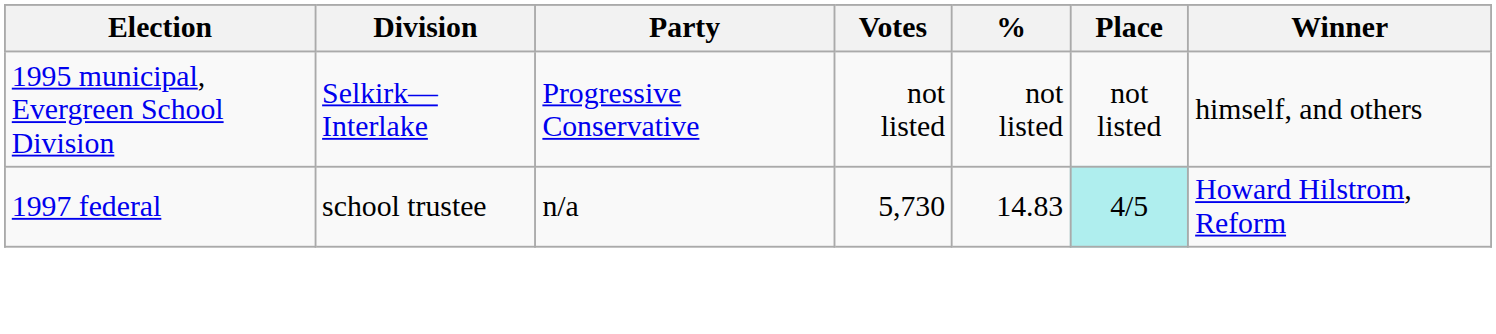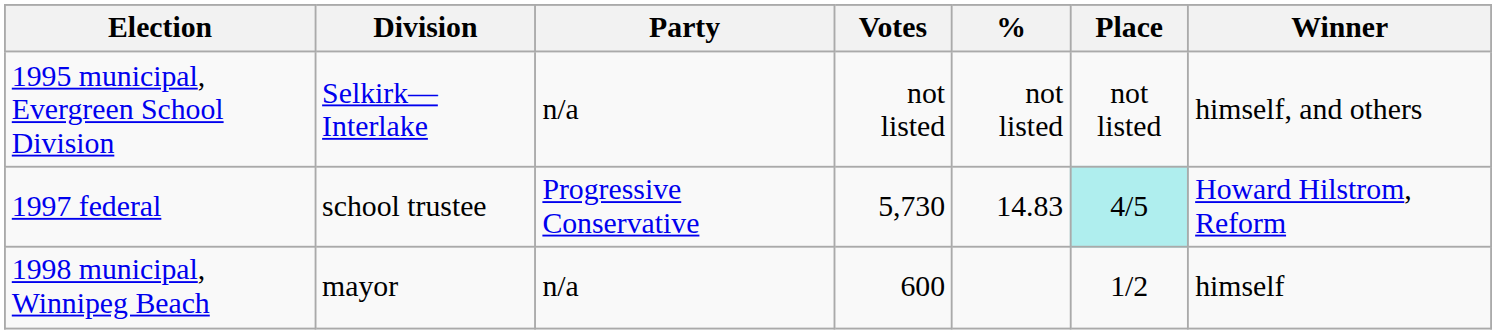(621, 108) Progressive Conservative -> (561, 108) n/a
(561, 206) n/a -> (621, 206) Progressive Conservative
+ row: (111, 286)
